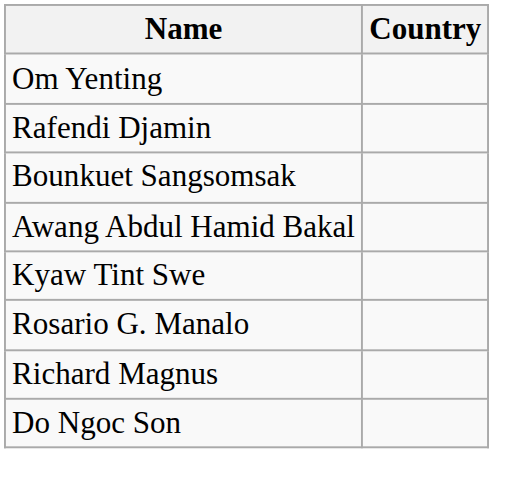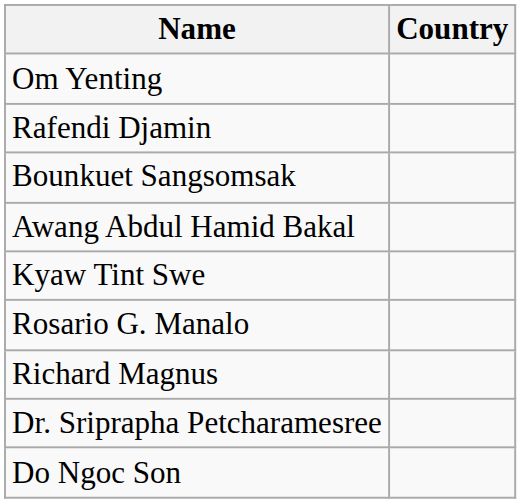+ row: (197, 422)
